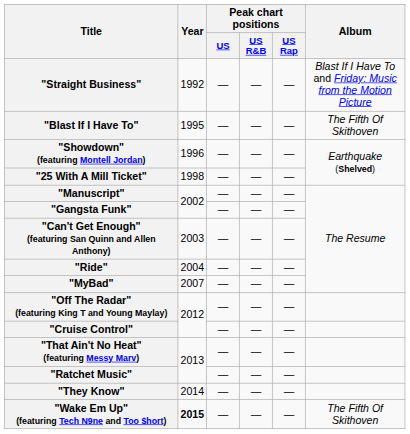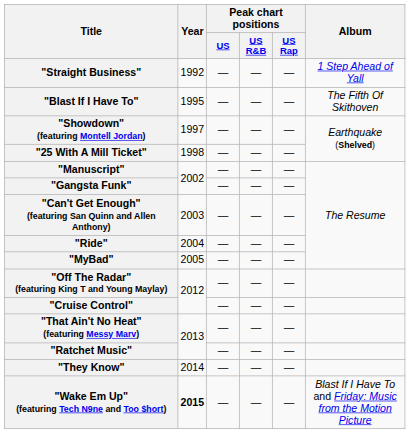(355, 84) Blast If I Have To and Friday: Music from the Motion Picture -> (355, 73) 1 Step Ahead of Yall
(192, 154) 1996 -> (192, 130) 1997
(192, 284) 2007 -> (192, 260) 2005
(355, 414) The Fifth Of Skithoven -> (355, 402) Blast If I Have To and Friday: Music from the Motion Picture
